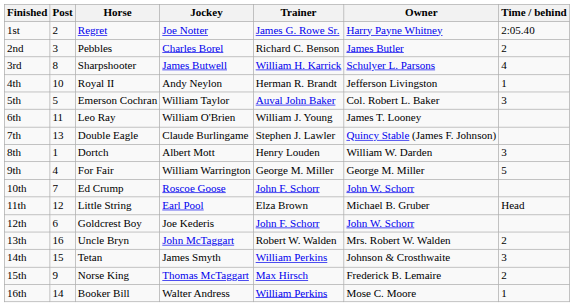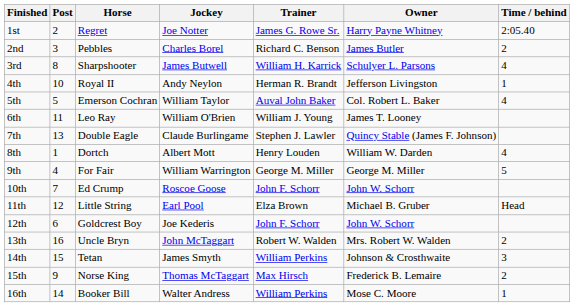(504, 100) 3 -> (504, 100) 4
(504, 153) 3 -> (504, 153) 4
